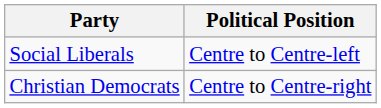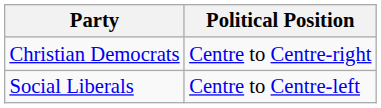rows swapped: (72, 53) <-> (95, 86)
